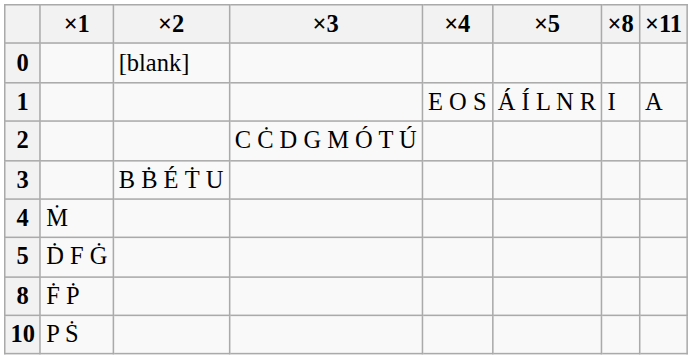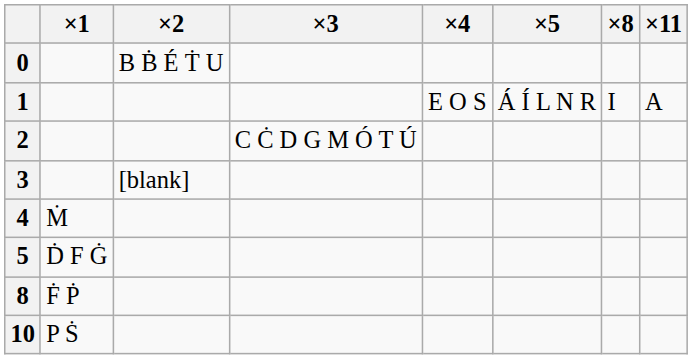(154, 62) [blank] -> (171, 62) B Ḃ É Ṫ U
(171, 179) B Ḃ É Ṫ U -> (154, 179) [blank]
